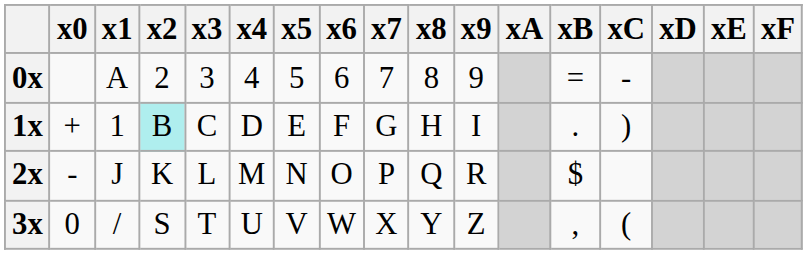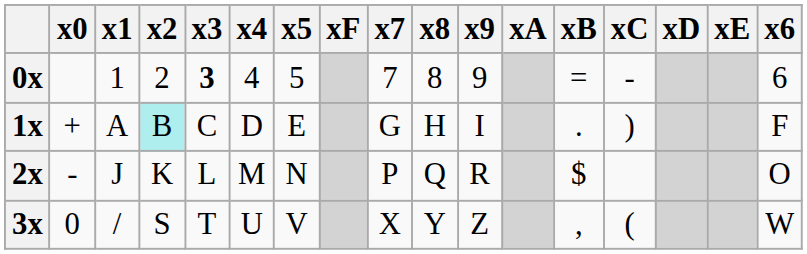columns swapped: (342, 28) <-> (778, 28)
(117, 77) A -> (117, 77) 1
(207, 77) normal -> (207, 77) bold
(117, 126) 1 -> (117, 126) A
